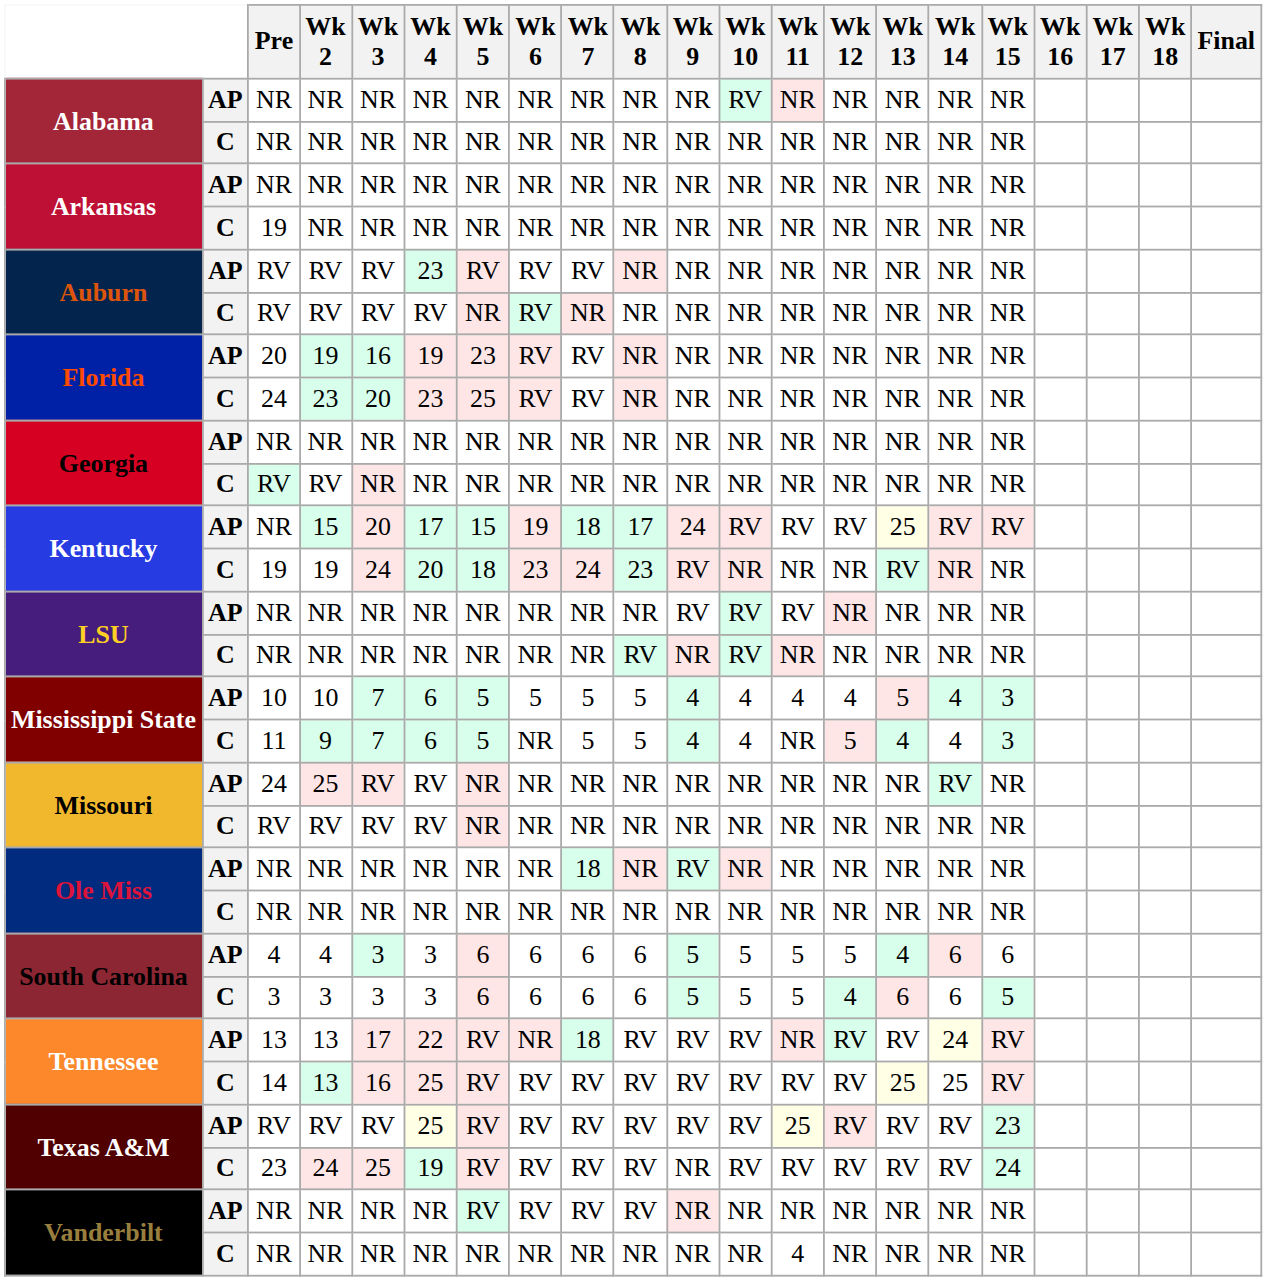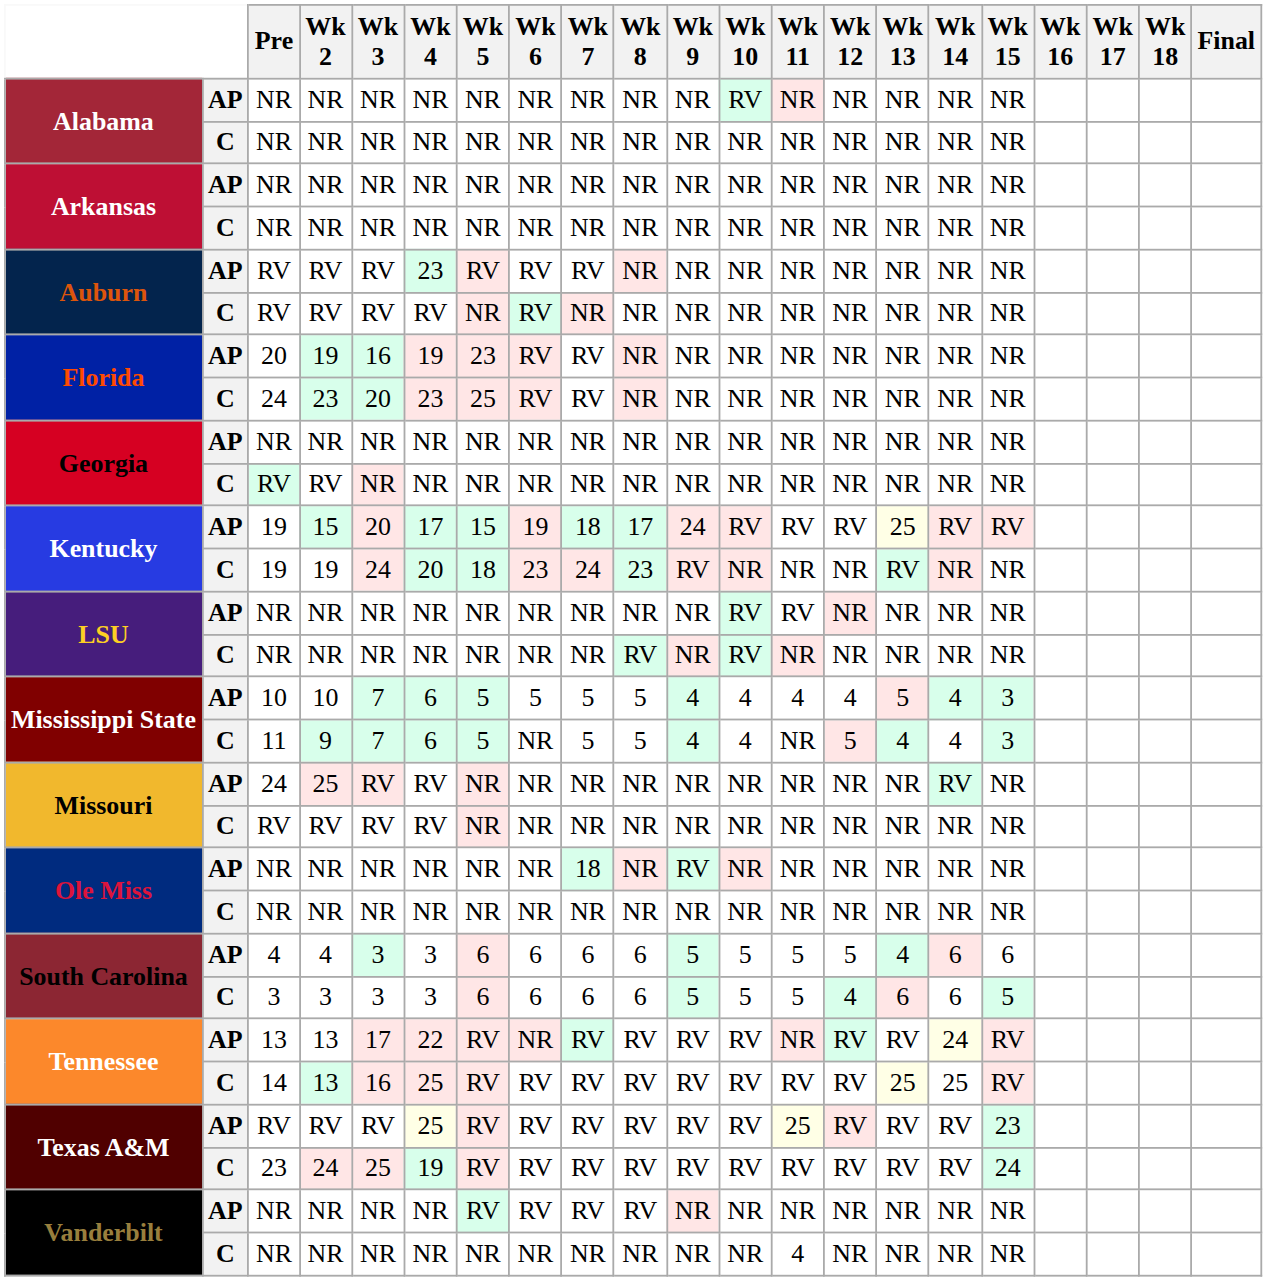(274, 227) 19 -> (274, 227) NR
(274, 527) NR -> (274, 527) 19
(693, 612) RV -> (693, 612) NR
(588, 1040) 18 -> (588, 1040) RV
(693, 1168) NR -> (693, 1168) RV
